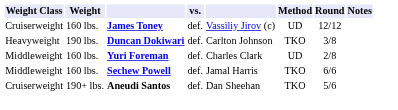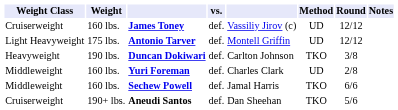+ row: (162, 41)
